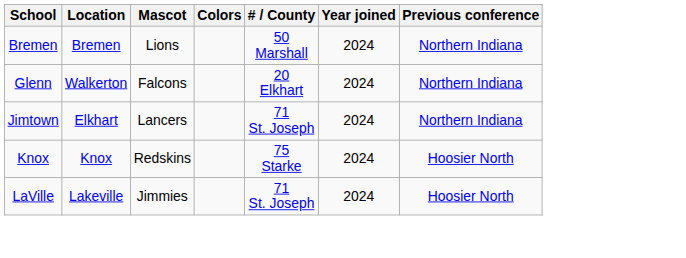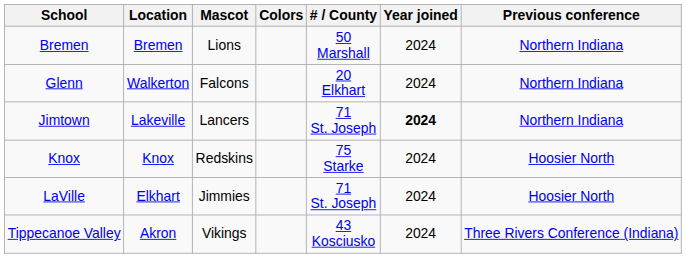(96, 120) Elkhart -> (158, 120) Lakeville
(359, 120) normal -> (421, 120) bold
(96, 196) Lakeville -> (158, 196) Elkhart
+ row: (64, 234)
